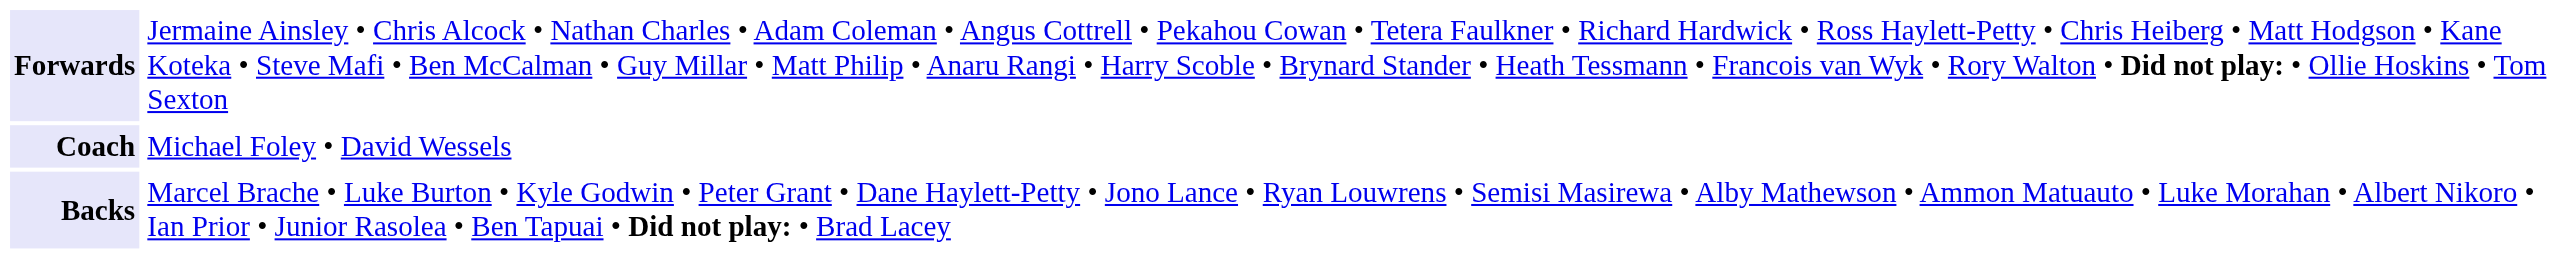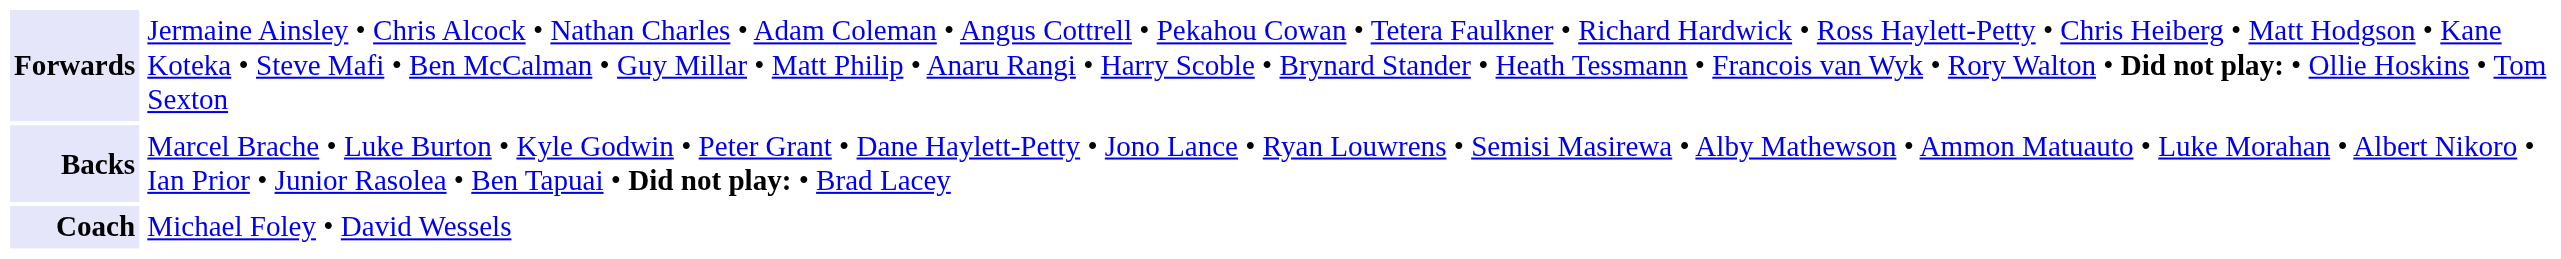rows swapped: (98, 209) <-> (96, 145)
